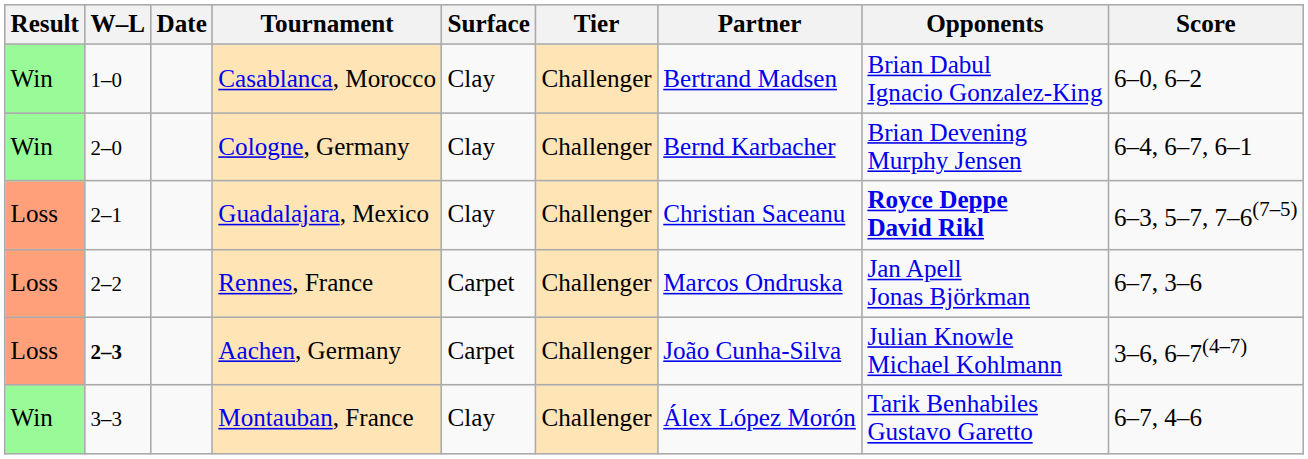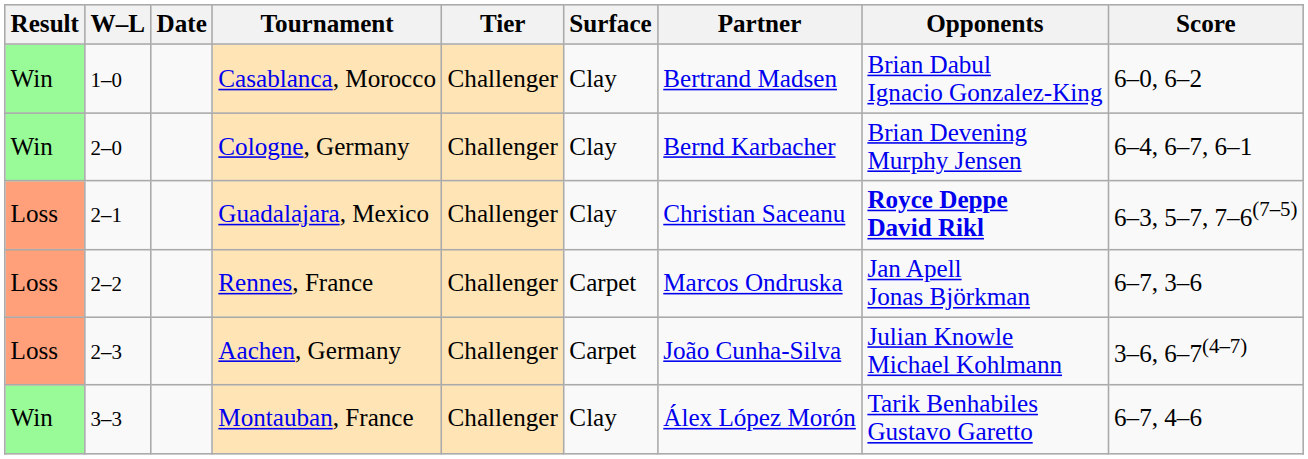columns swapped: (597, 24) <-> (489, 24)
(106, 350) bold -> (106, 352) normal
